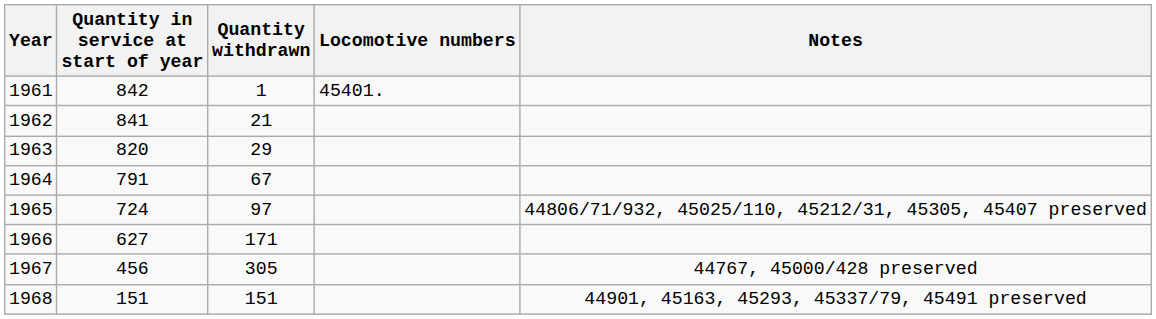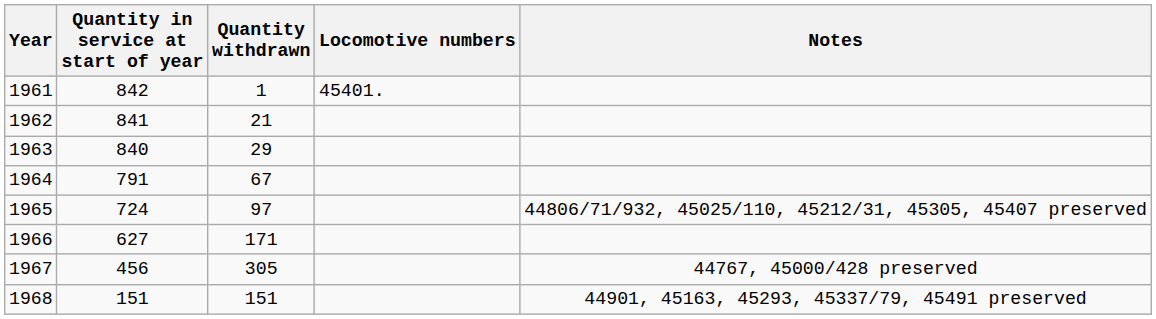(132, 151) 820 -> (132, 151) 840
